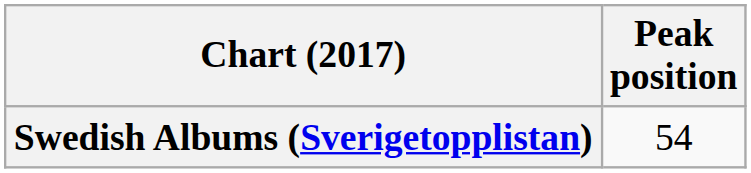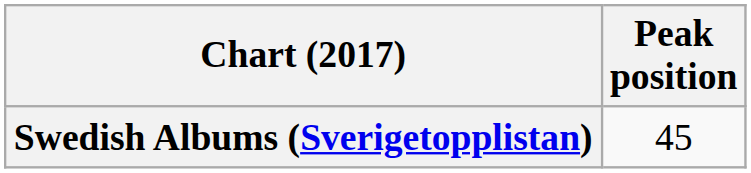(674, 136) 54 -> (674, 136) 45
